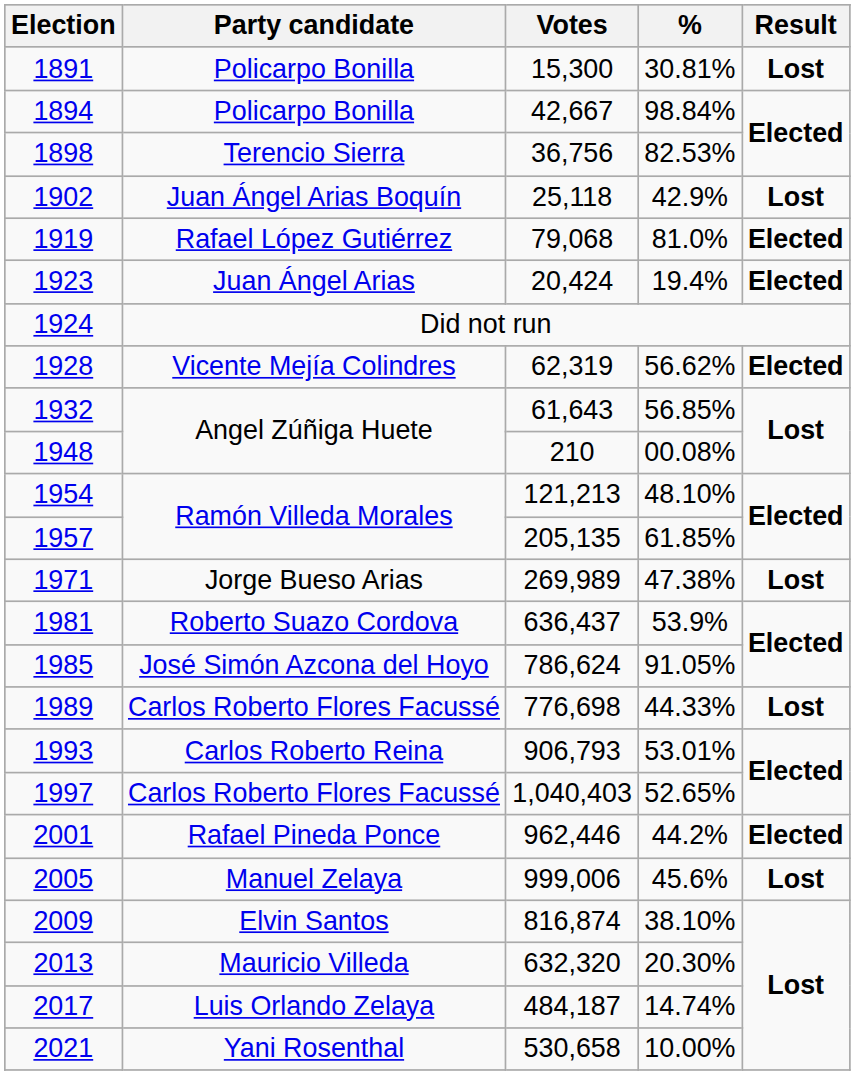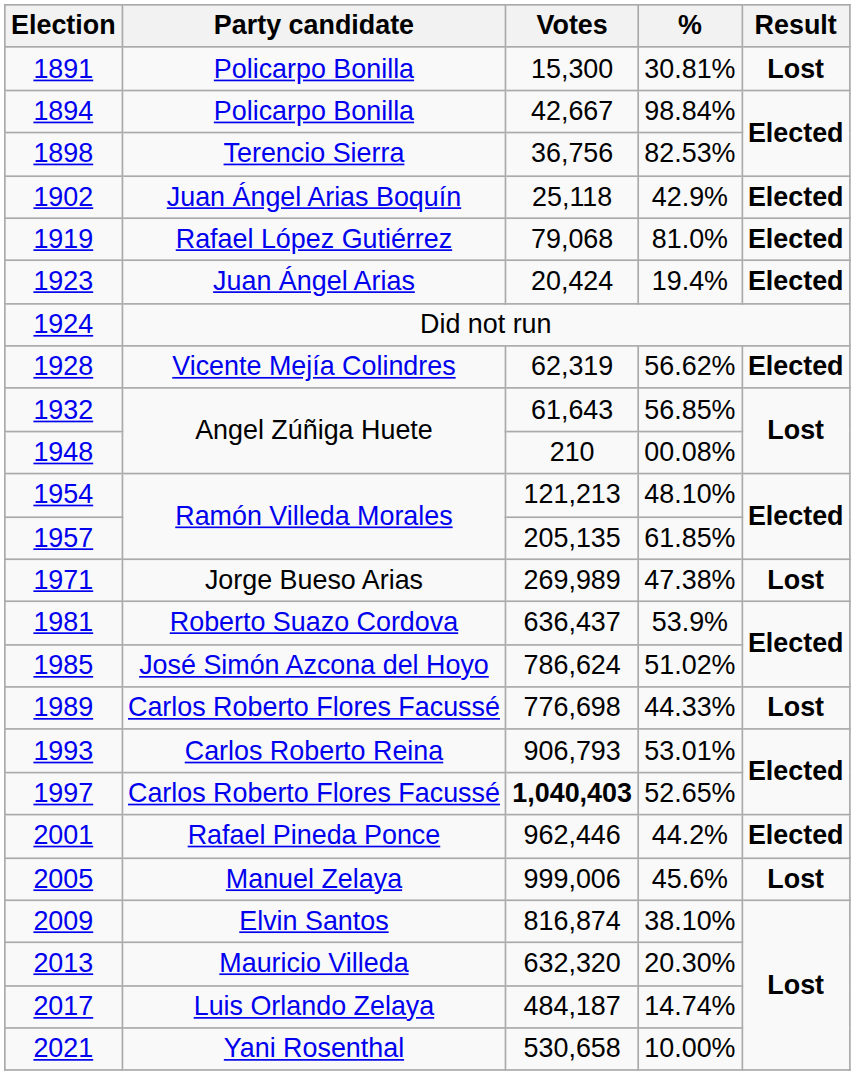(796, 196) Lost -> (796, 196) Elected
(690, 665) 91.05% -> (690, 665) 51.02%
(572, 793) normal -> (572, 793) bold
